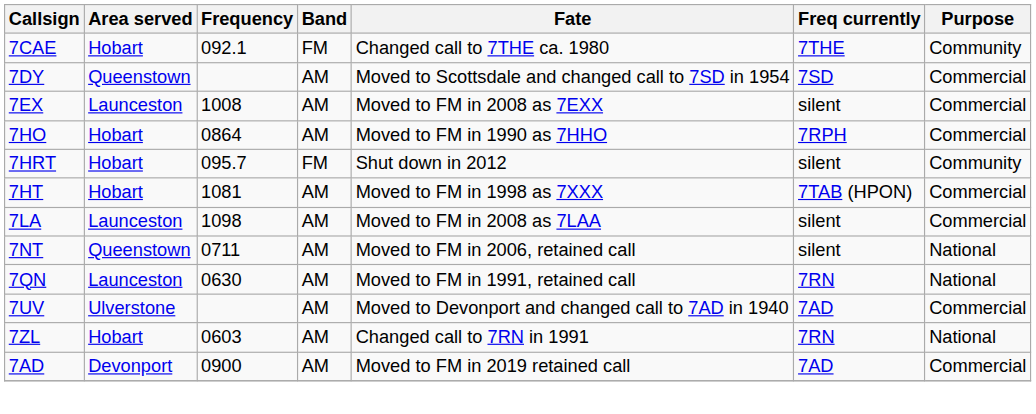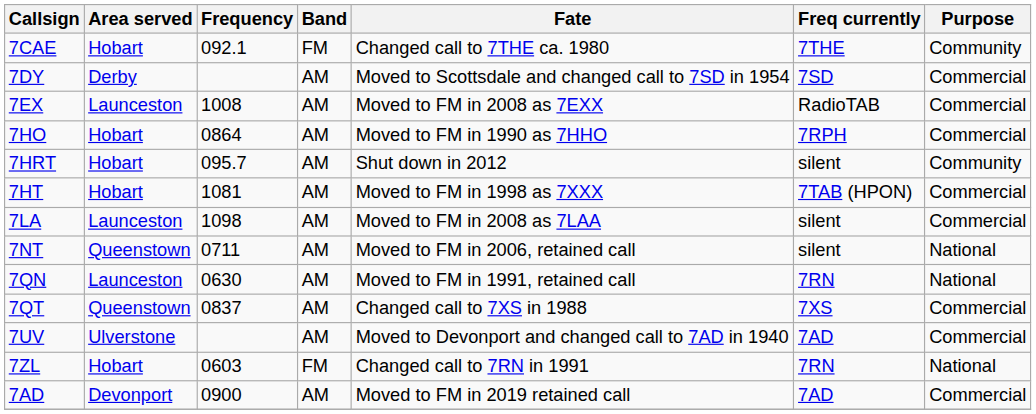(139, 76) Queenstown -> (112, 76) Derby
(819, 105) silent -> (839, 105) RadioTAB
(315, 163) FM -> (315, 163) AM
+ row: (27, 308)
(315, 337) AM -> (315, 366) FM
